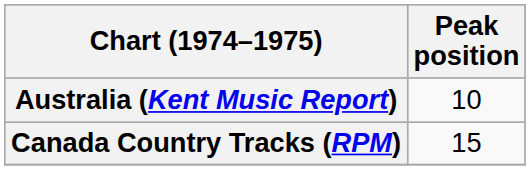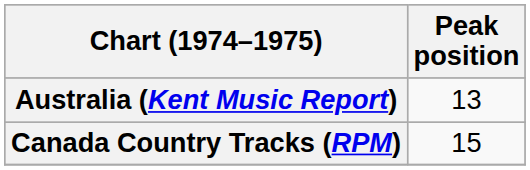(466, 99) 10 -> (466, 99) 13
